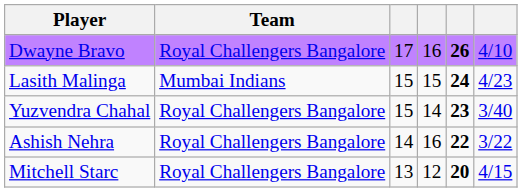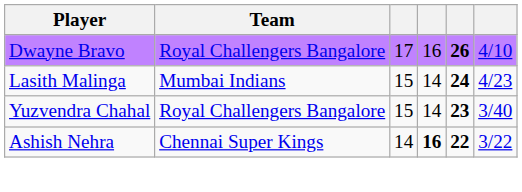(432, 80) 15 -> (432, 80) 14
(272, 141) Royal Challengers Bangalore -> (241, 141) Chennai Super Kings
(432, 141) normal -> (432, 141) bold
- row: (64, 171)
